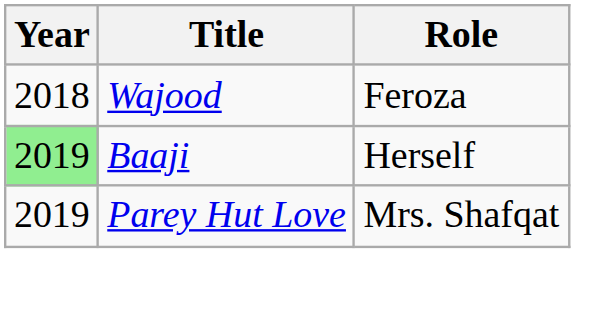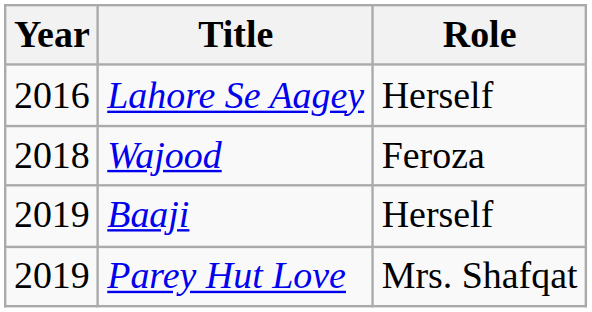+ row: (236, 94)
(52, 154) lightgreen background -> (52, 214) no background
